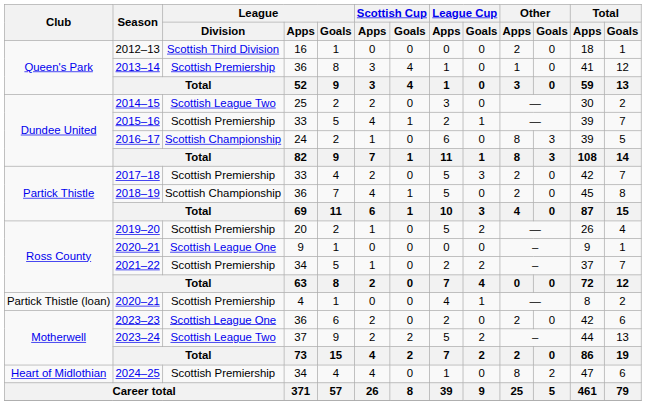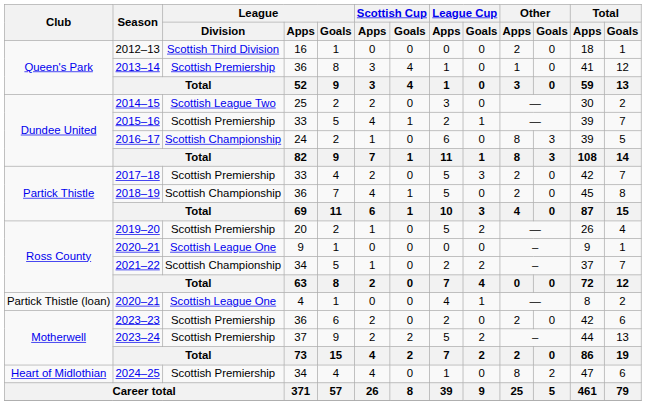(223, 265) Scottish Premiership -> (223, 265) Scottish Championship
(223, 301) Scottish Premiership -> (223, 301) Scottish League One
(223, 319) Scottish League One -> (223, 319) Scottish Premiership
(223, 337) Scottish League Two -> (223, 337) Scottish Premiership
